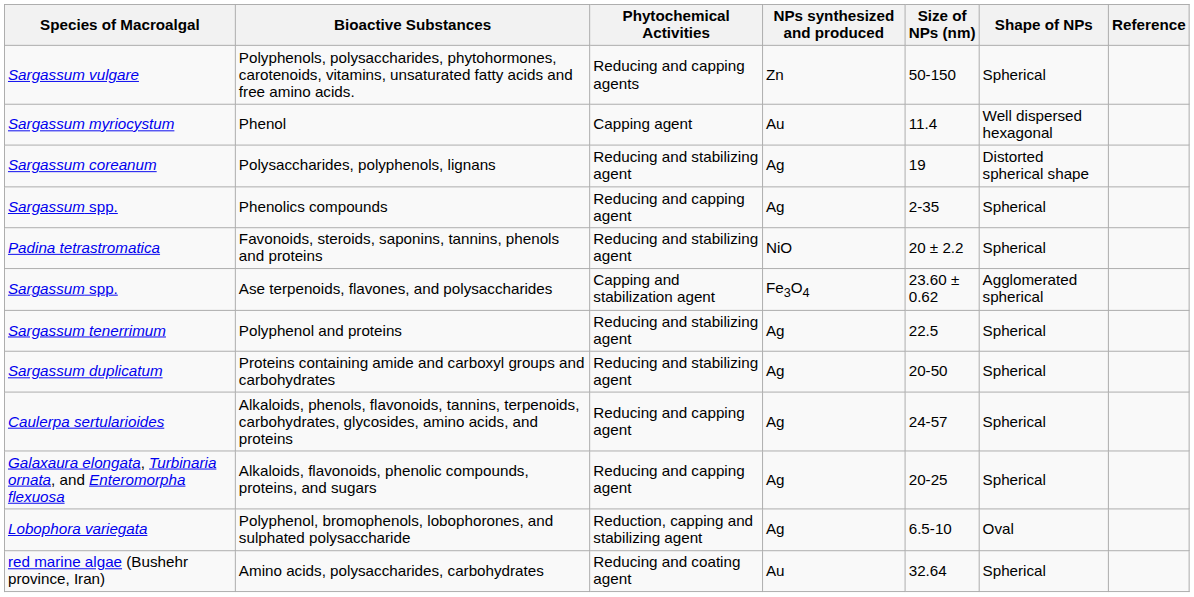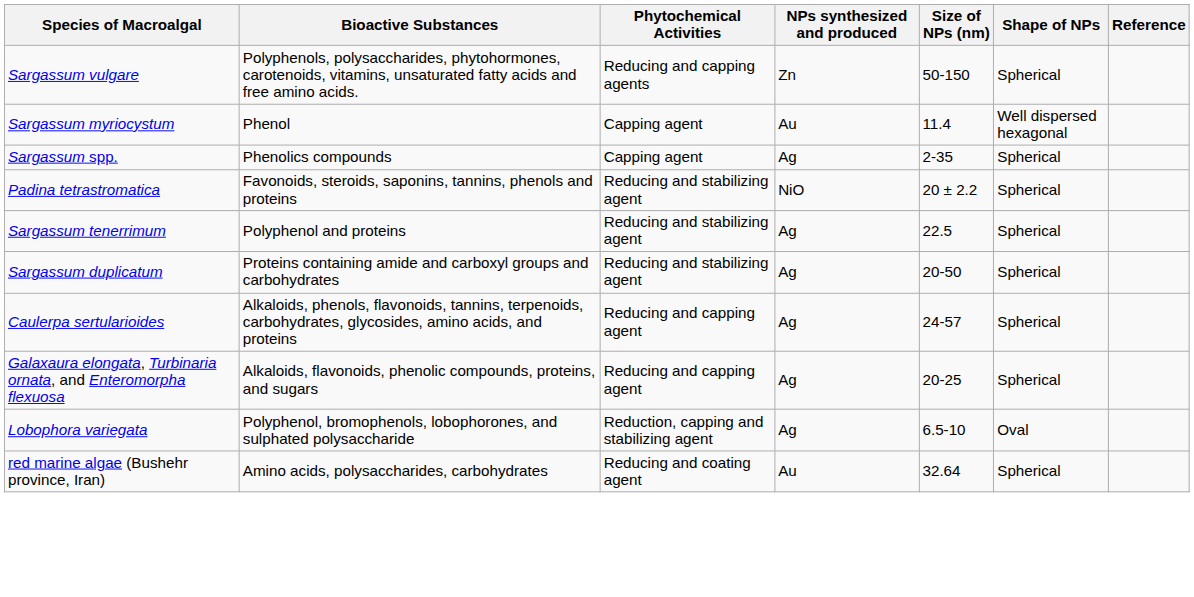- row: (367, 165)
(669, 207) Reducing and capping agent -> (653, 157) Capping agent
- row: (396, 289)
